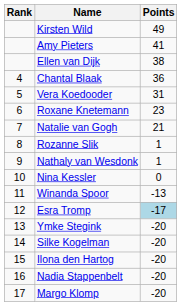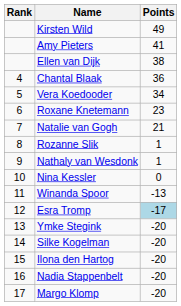(159, 95) 31 -> (159, 95) 34
